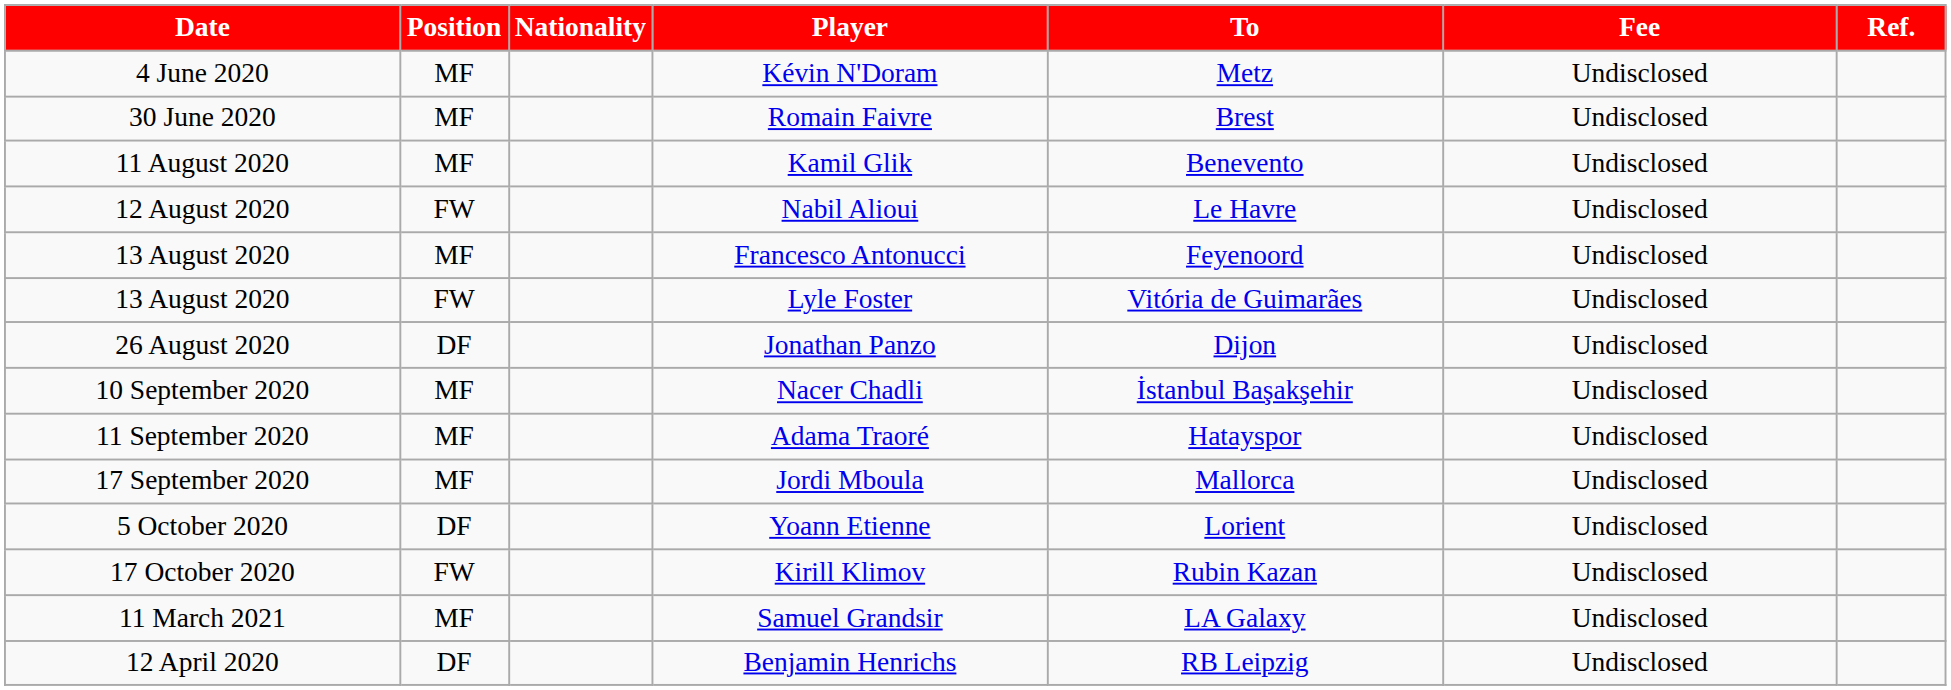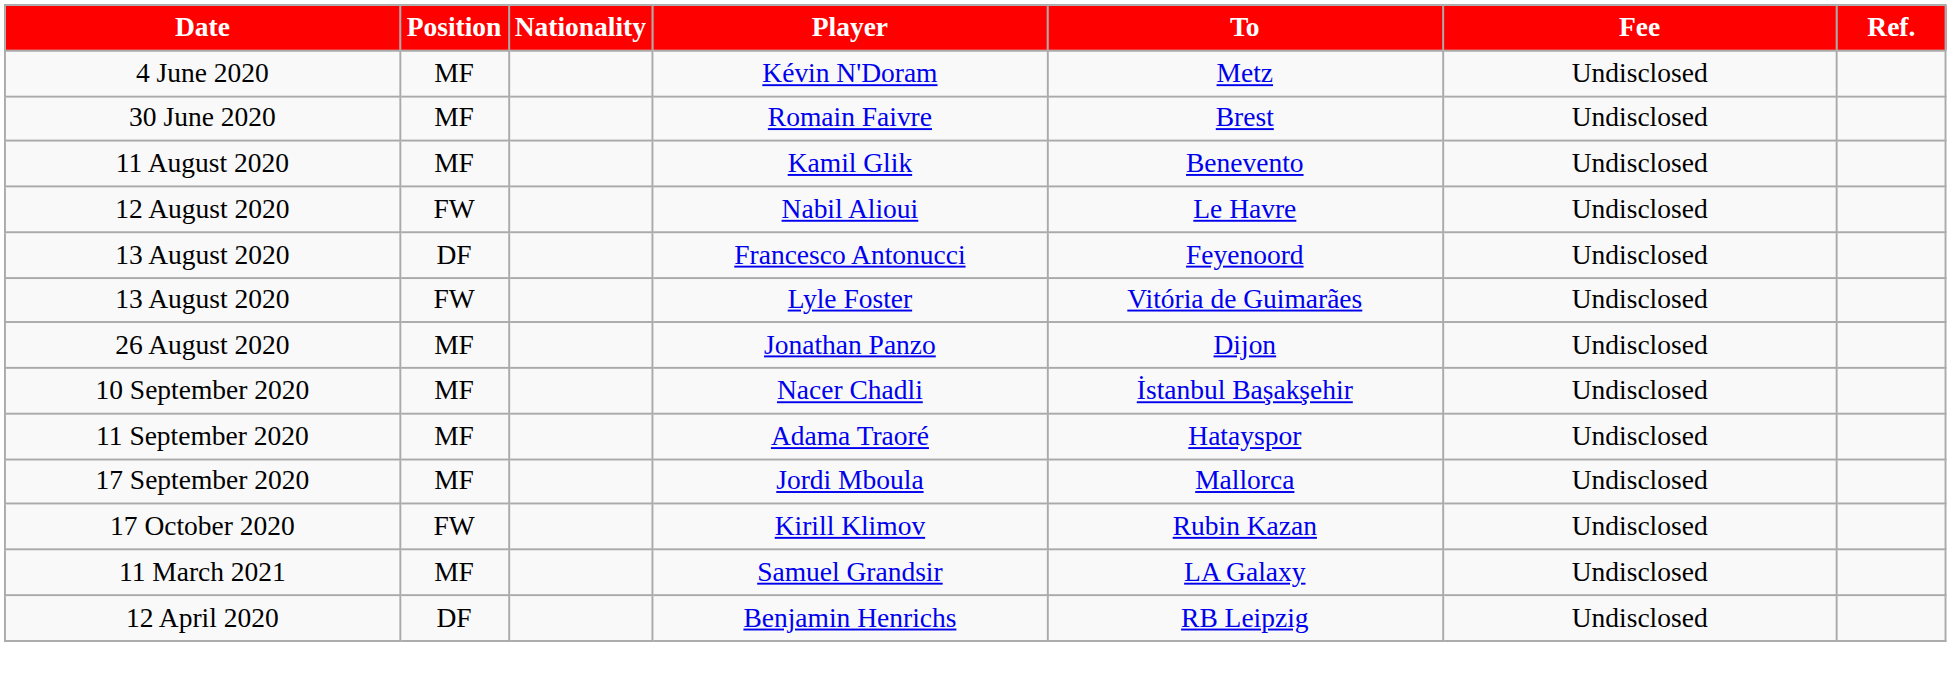(454, 254) MF -> (454, 254) DF
(454, 345) DF -> (454, 345) MF
- row: (850, 526)
